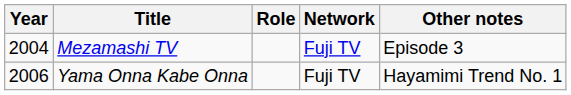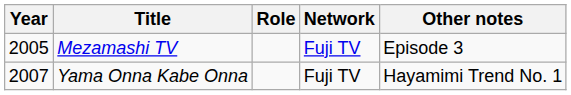(29, 48) 2004 -> (29, 48) 2005
(29, 76) 2006 -> (29, 76) 2007
